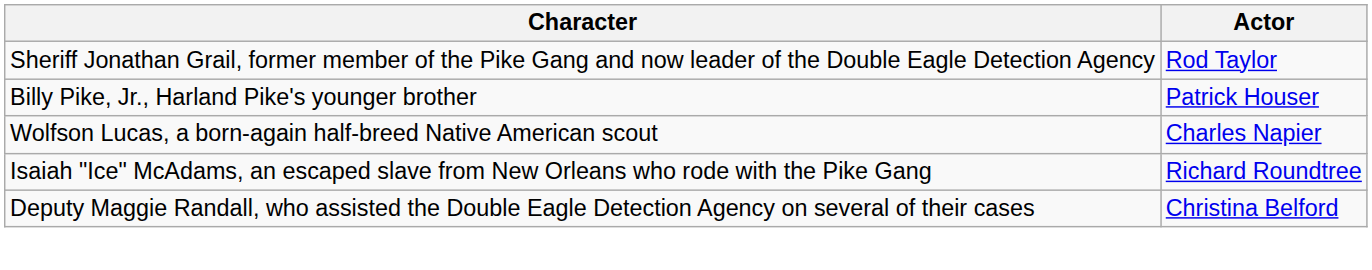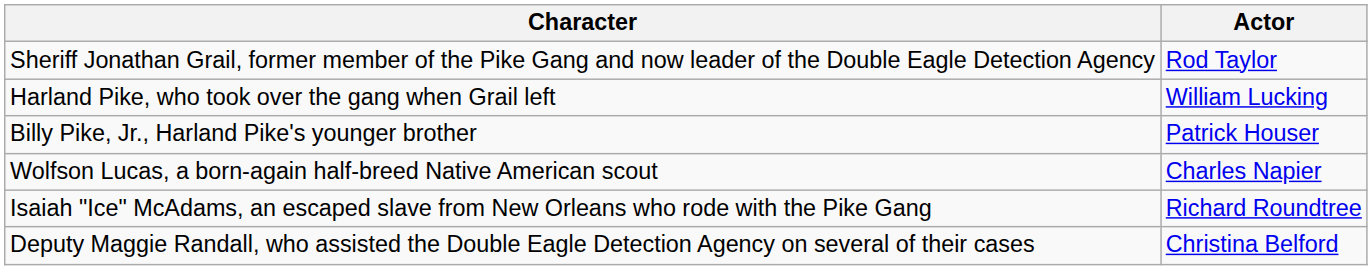+ row: (283, 97)
